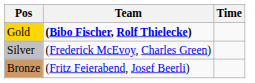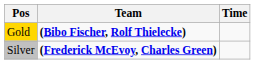(128, 50) normal -> (128, 50) bold
- row: (24, 68)
